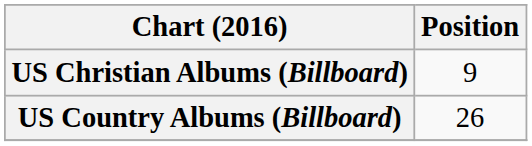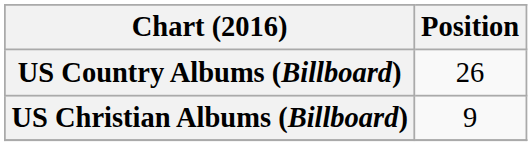rows swapped: (210, 72) <-> (210, 117)
